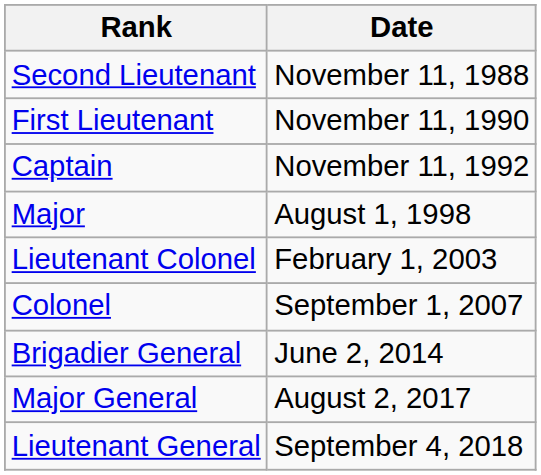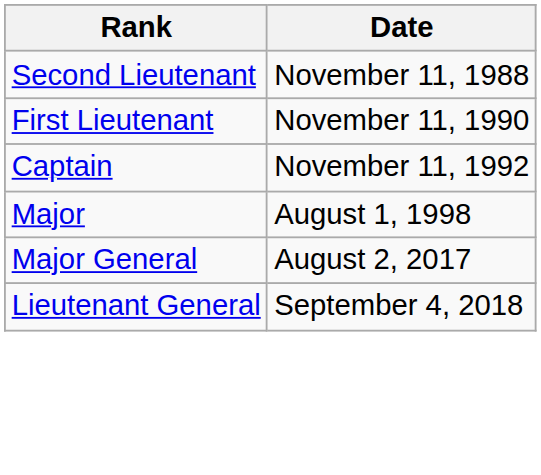- row: (134, 259)
- row: (61, 306)
- row: (126, 352)
